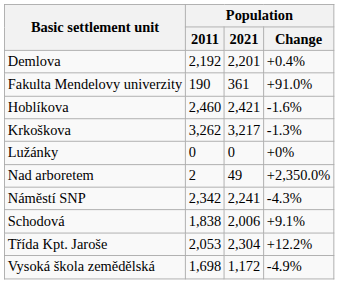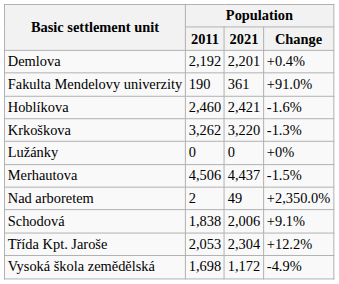(244, 130) 3,217 -> (244, 130) 3,220
+ row: (43, 175)
- row: (47, 198)
